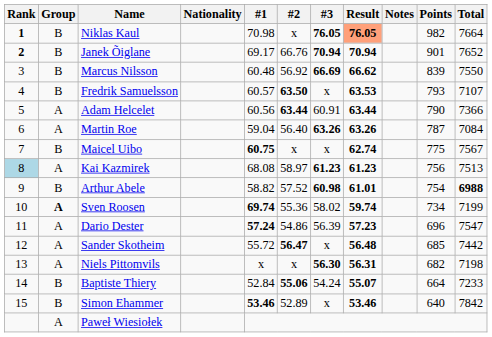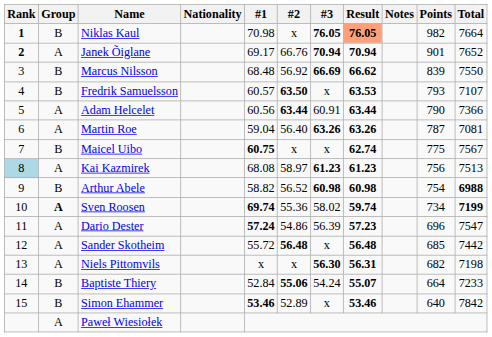(58, 52) B -> (58, 52) A
(261, 71) 60.48 -> (261, 71) 68.48
(471, 129) 7084 -> (471, 129) 7081
(294, 187) 57.52 -> (294, 187) 56.52
(363, 187) 61.01 -> (363, 187) 60.98
(471, 206) normal -> (471, 206) bold
(294, 245) 56.47 -> (294, 245) 56.48
